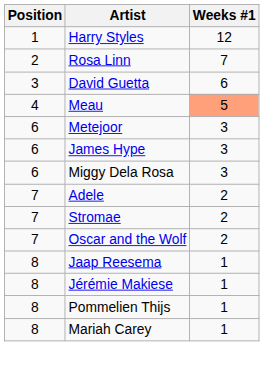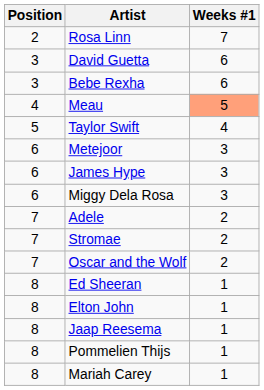- row: (106, 37)
+ row: (107, 82)
+ row: (104, 127)
+ row: (105, 284)
+ row: (101, 306)
- row: (121, 284)
